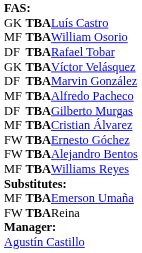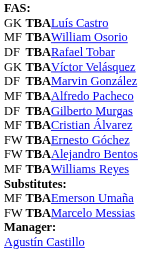+ row: (93, 213)
- row: (65, 213)
